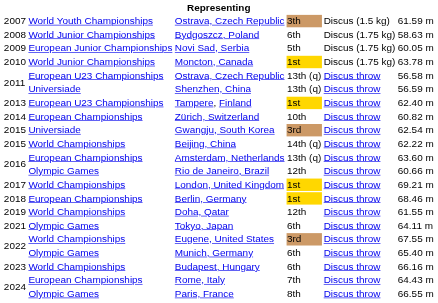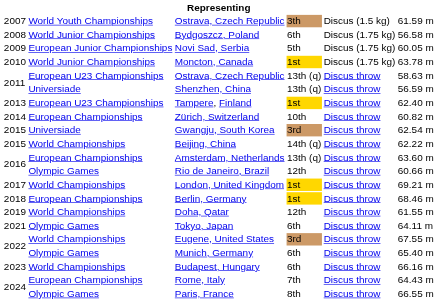(416, 34) 58.63 m -> (416, 34) 56.58 m
(416, 75) 56.58 m -> (416, 75) 58.63 m
